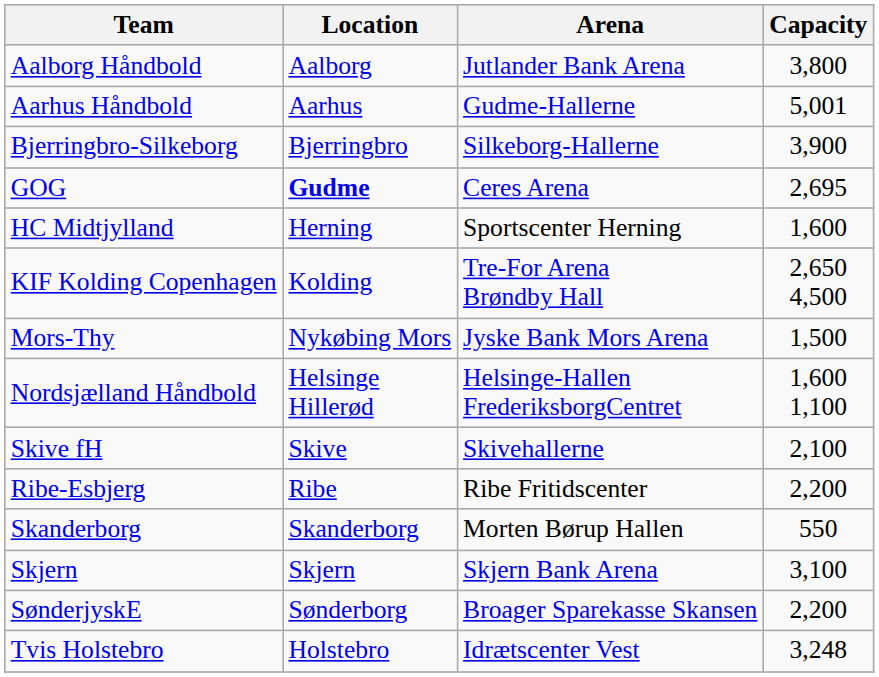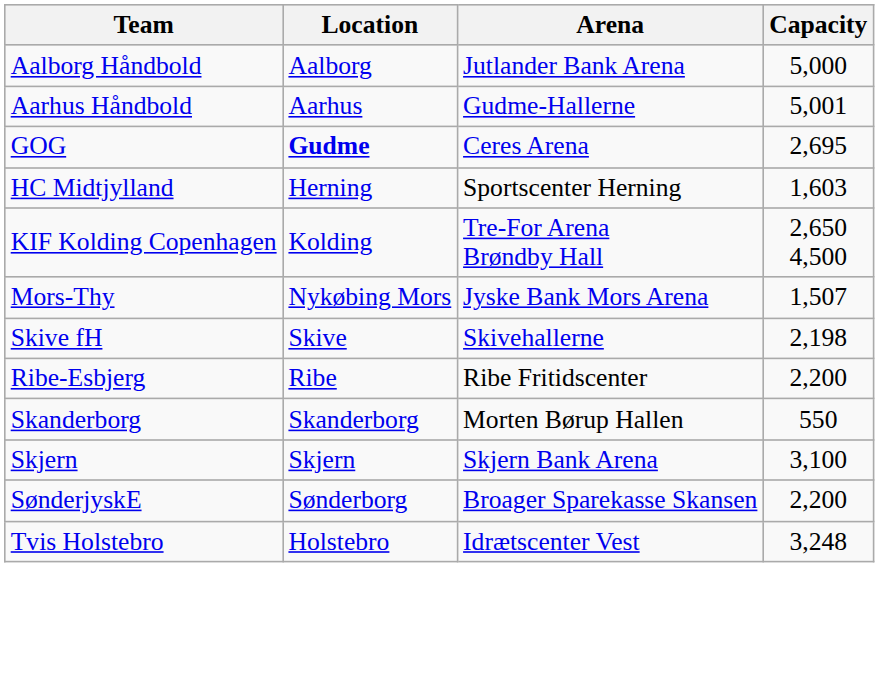(818, 65) 3,800 -> (818, 65) 5,000
- row: (124, 146)
(818, 227) 1,600 -> (818, 187) 1,603
(818, 337) 1,500 -> (818, 297) 1,507
- row: (133, 392)
(818, 447) 2,100 -> (818, 337) 2,198
